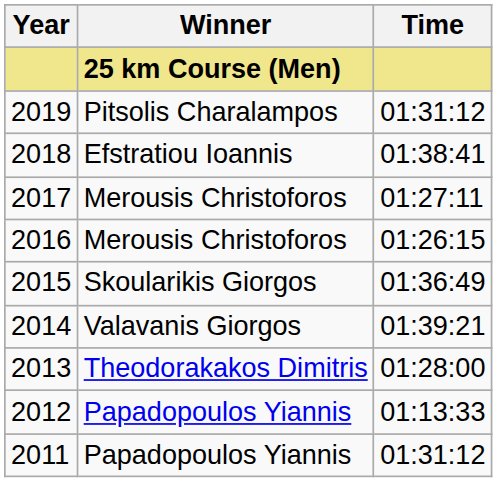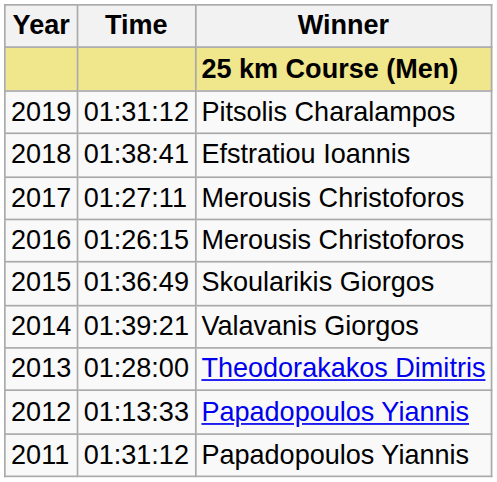columns swapped: (226, 25) <-> (433, 25)
